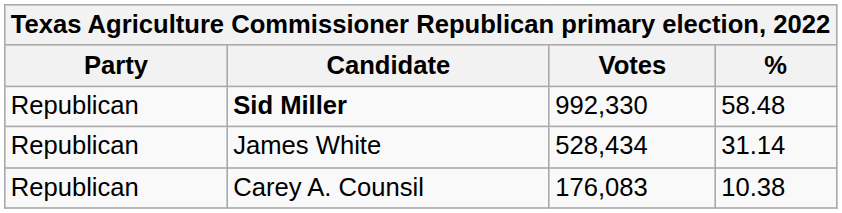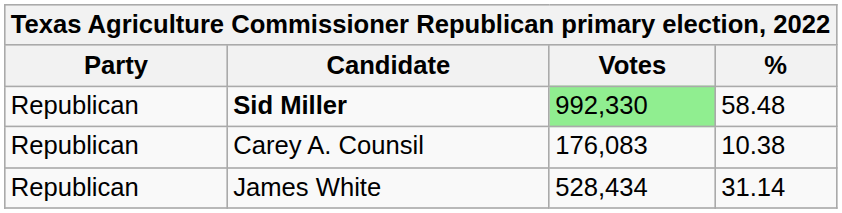(602, 106) no background -> (602, 106) lightgreen background
rows swapped: (307, 146) <-> (329, 187)
